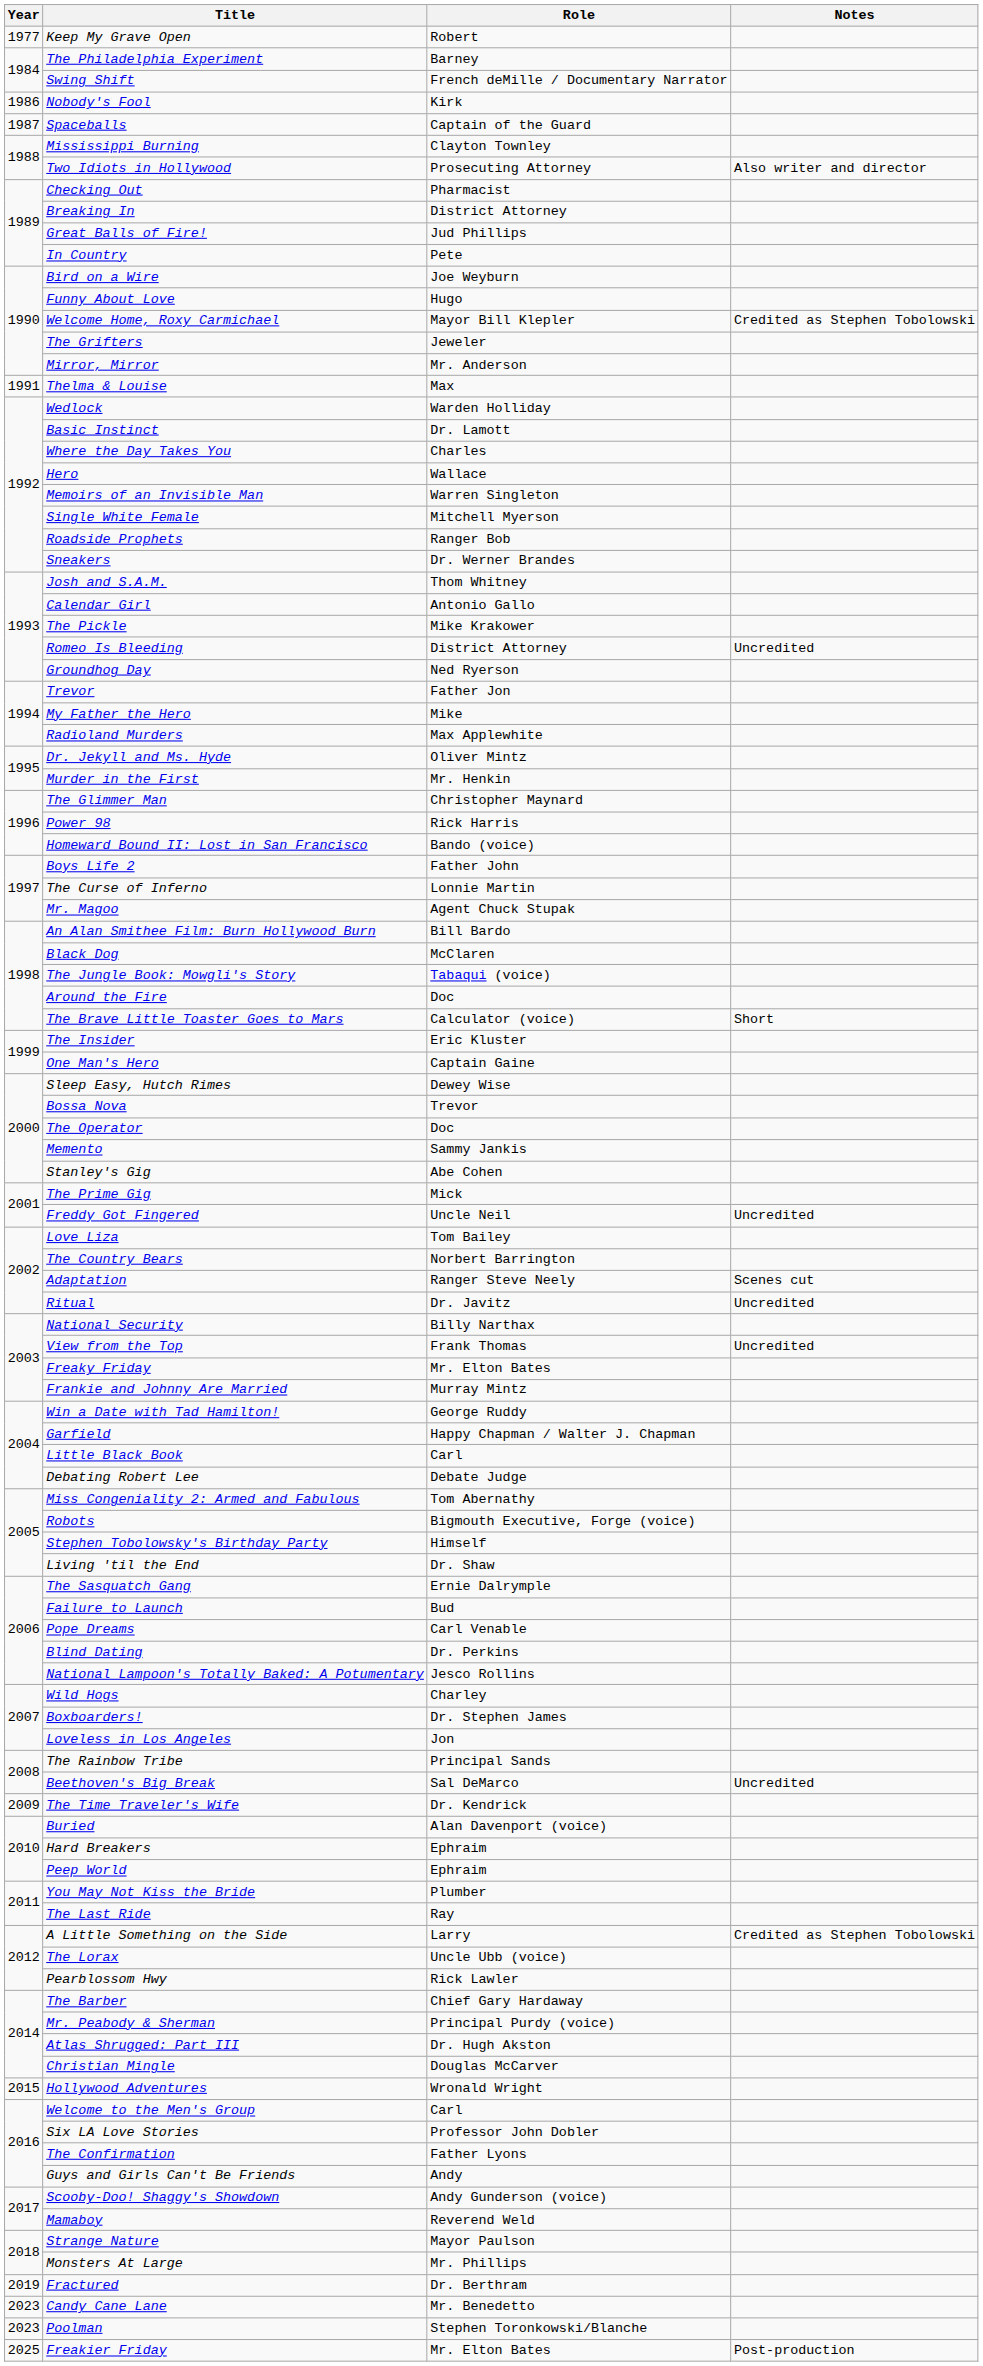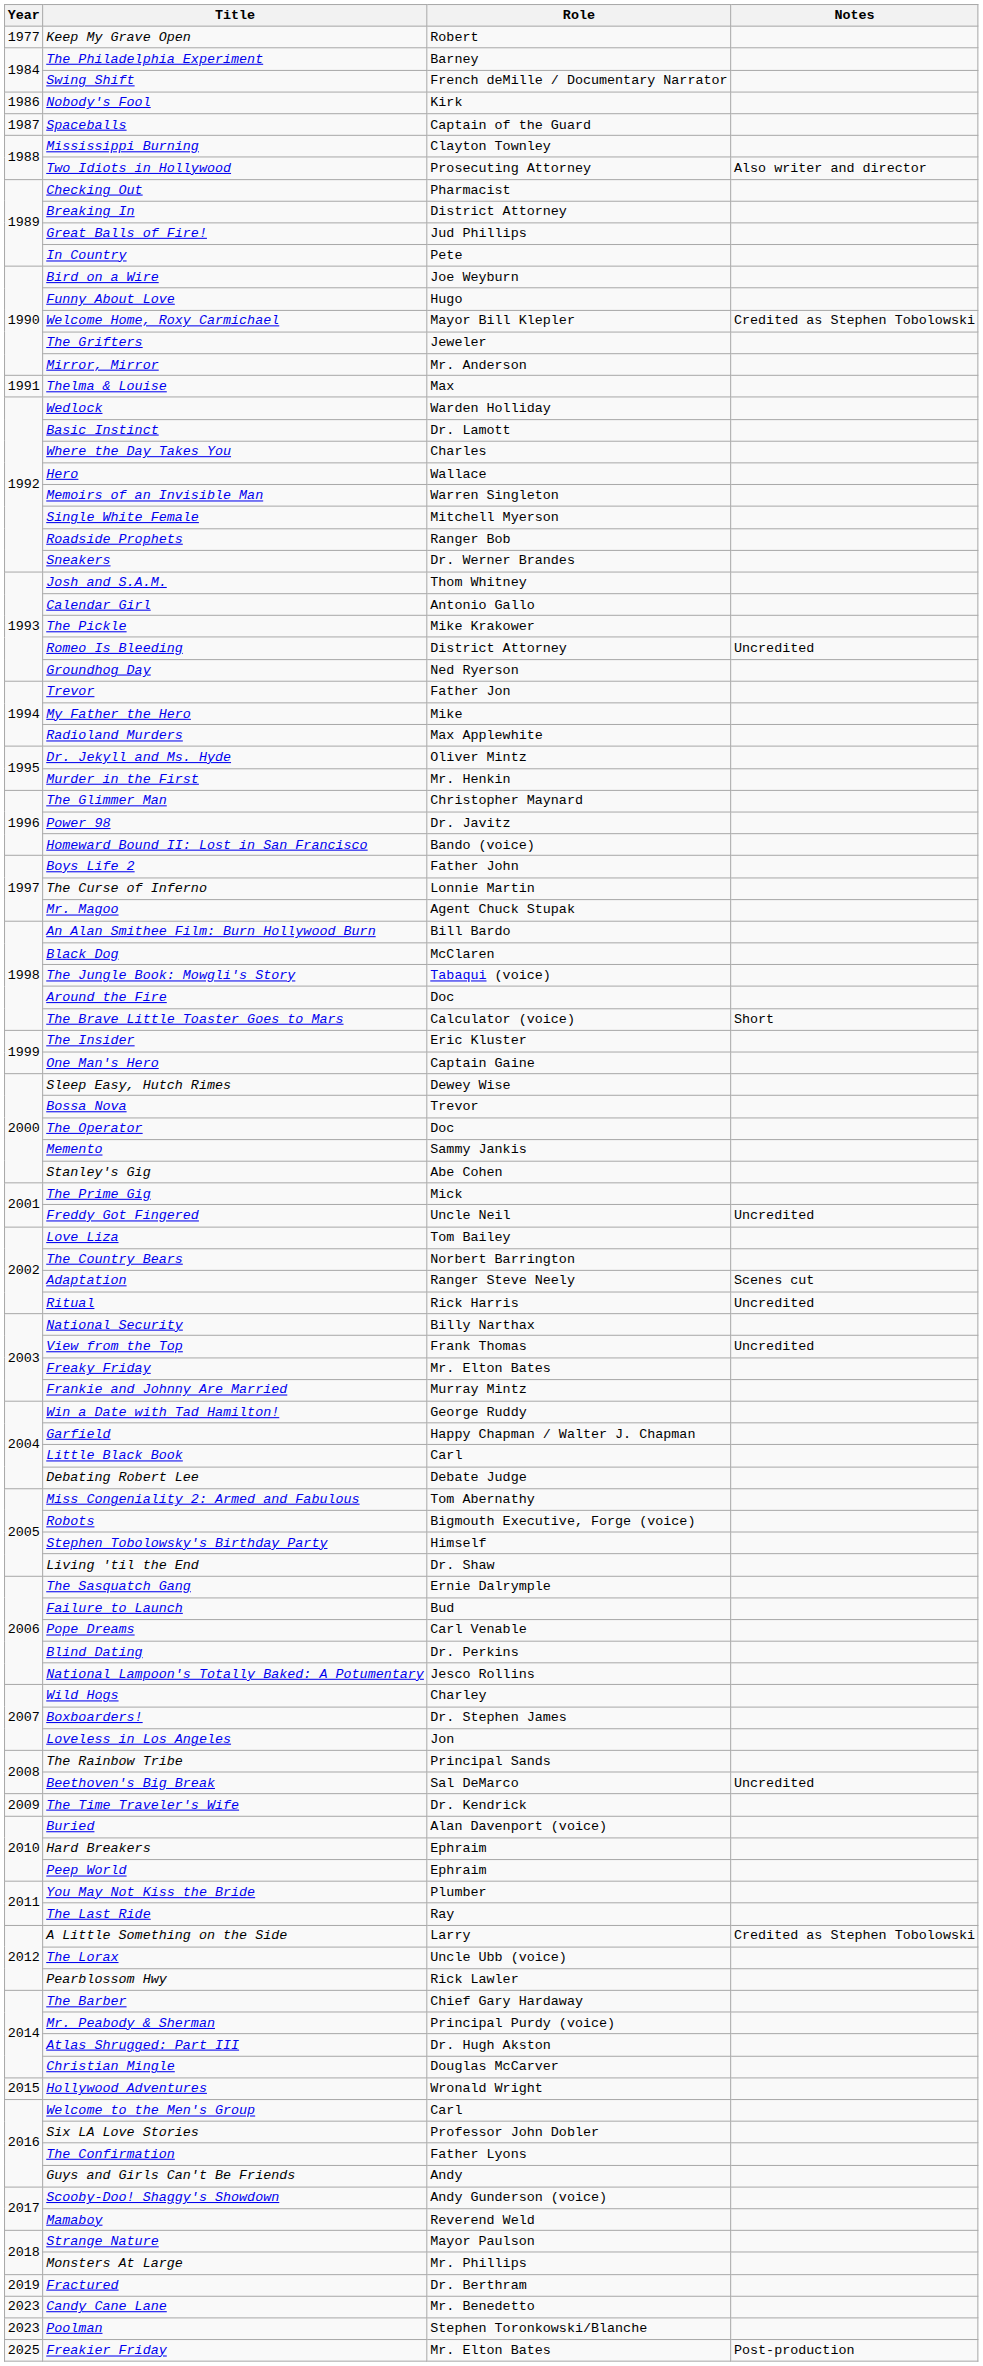(474, 823) Rick Harris -> (470, 823) Dr. Javitz
(470, 1303) Dr. Javitz -> (474, 1303) Rick Harris
